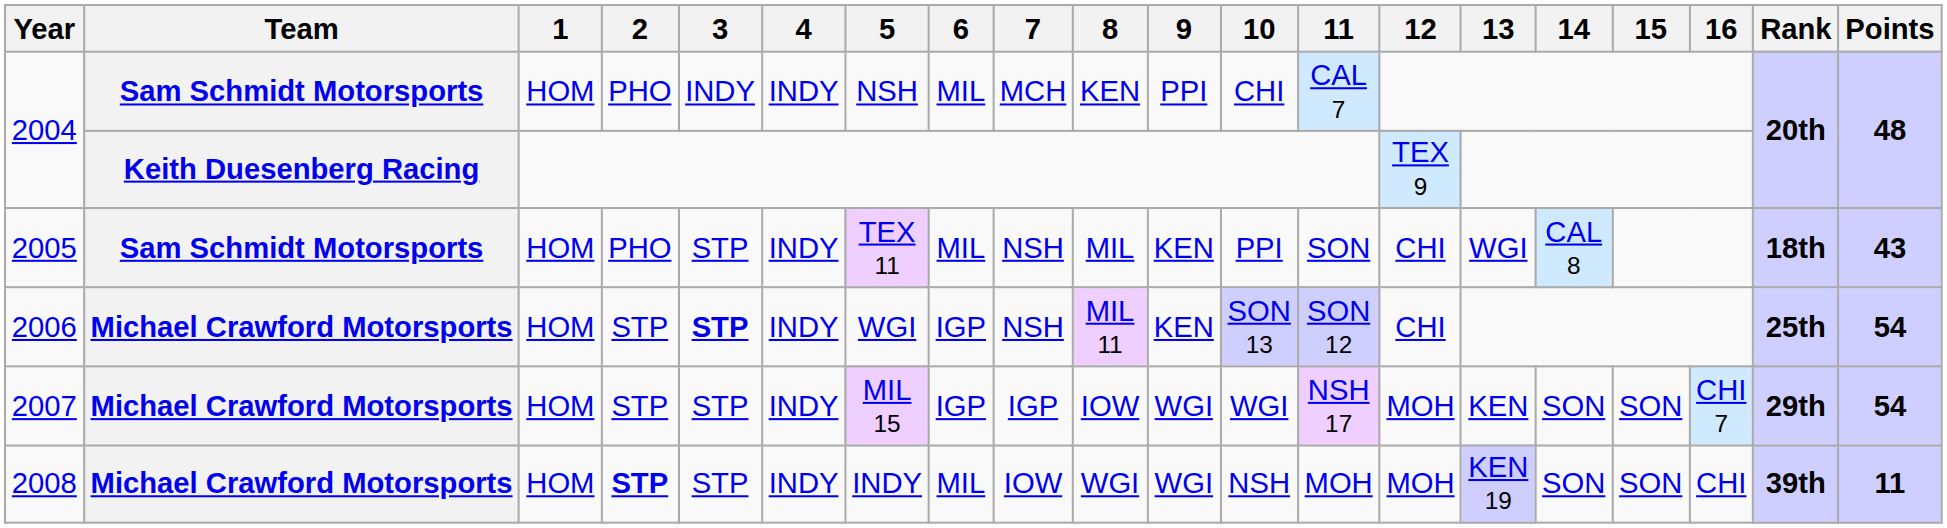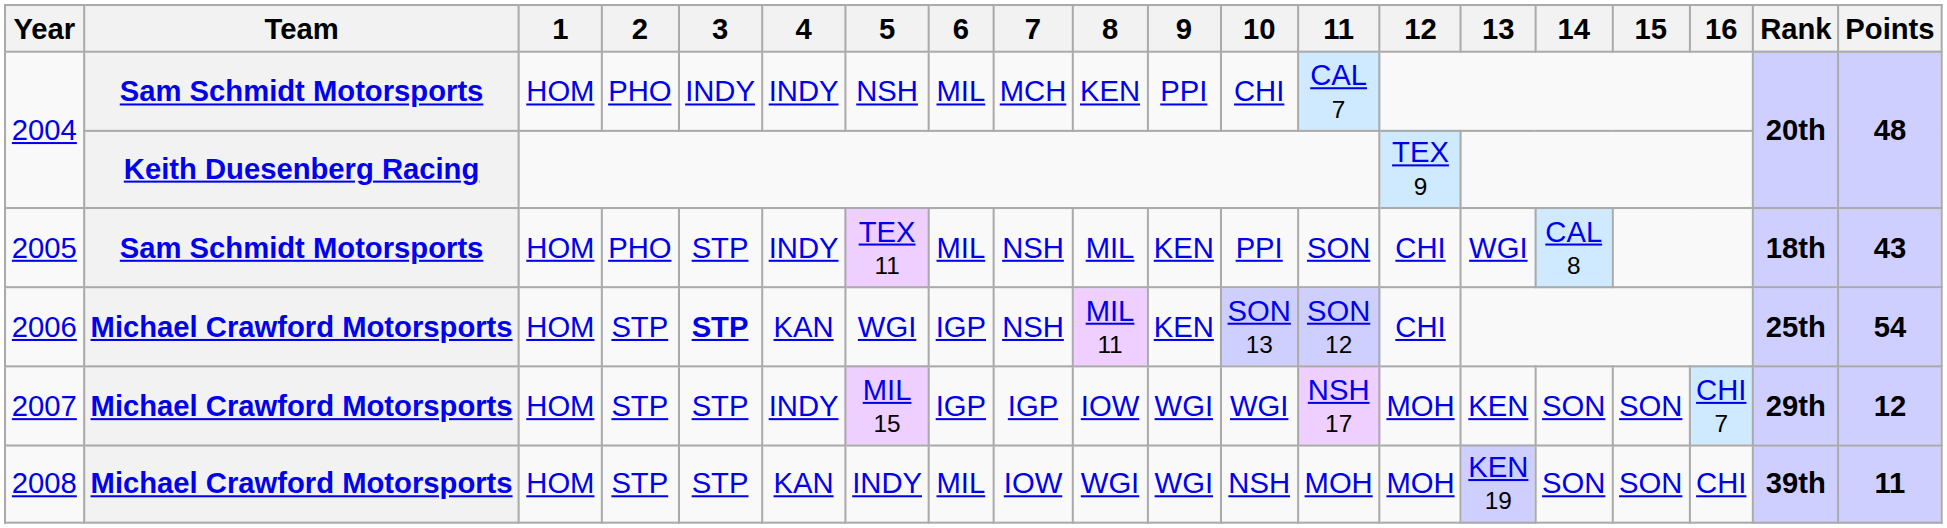(804, 327) INDY -> (804, 327) KAN
(1890, 406) 54 -> (1890, 406) 12
(640, 484) bold -> (640, 484) normal
(804, 484) INDY -> (804, 484) KAN
